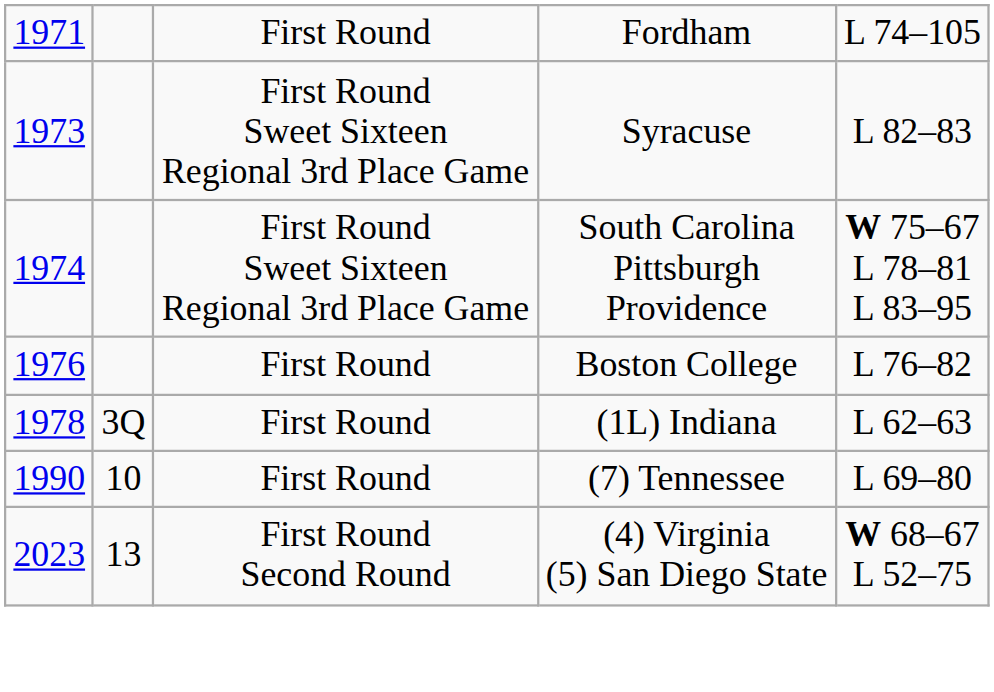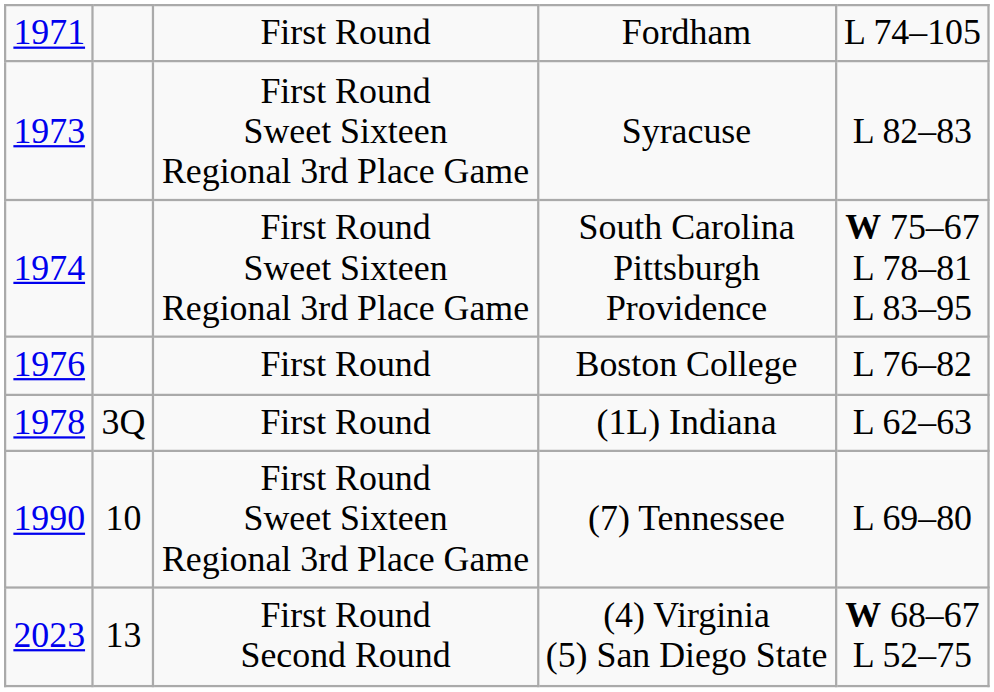(346, 478) First Round -> (346, 518) First Round Sweet Sixteen Regional 3rd Place Game
